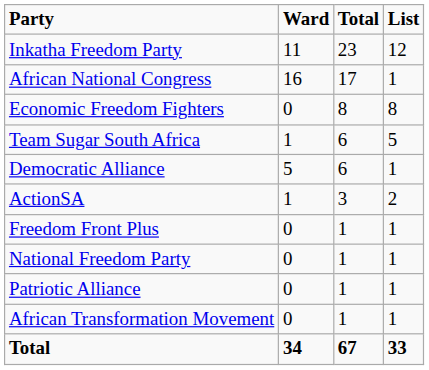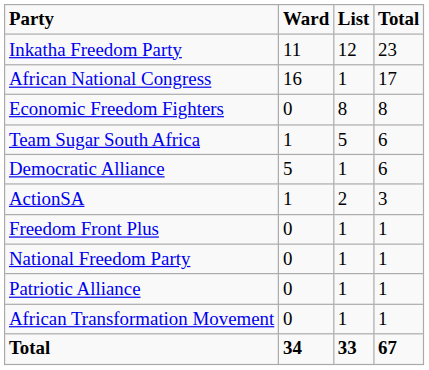columns swapped: (404, 19) <-> (358, 19)
